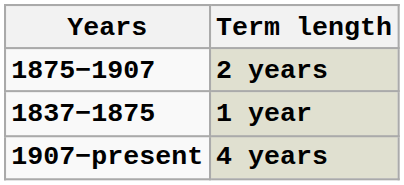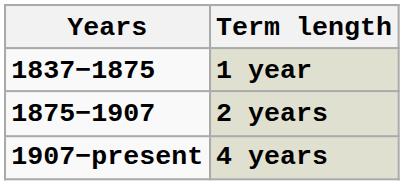rows swapped: (264, 114) <-> (272, 70)
